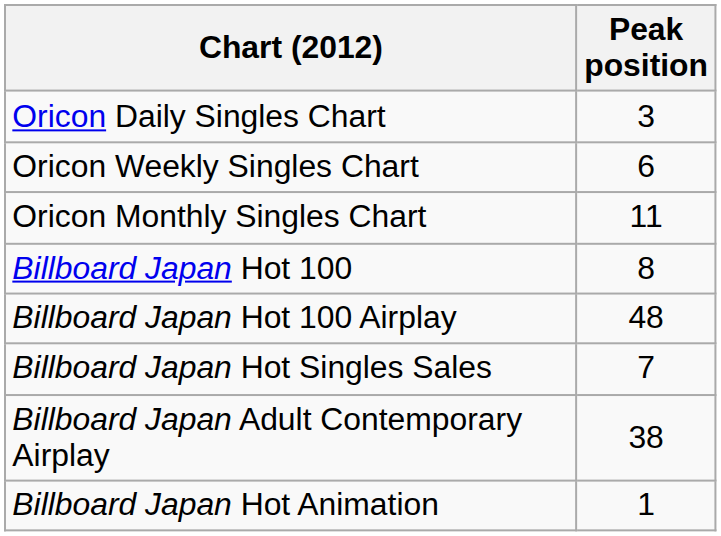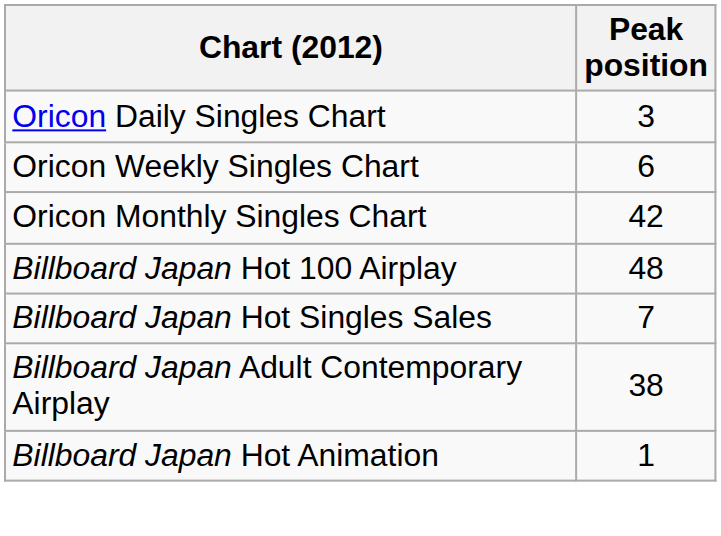(646, 217) 11 -> (646, 217) 42
- row: (182, 267)
